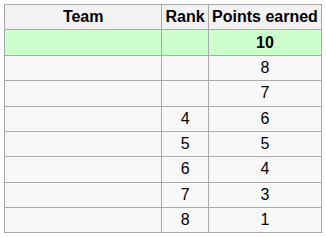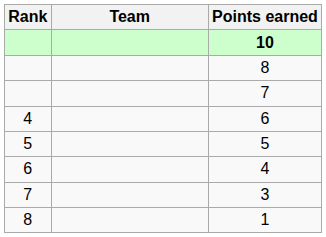columns swapped: (185, 17) <-> (83, 17)
